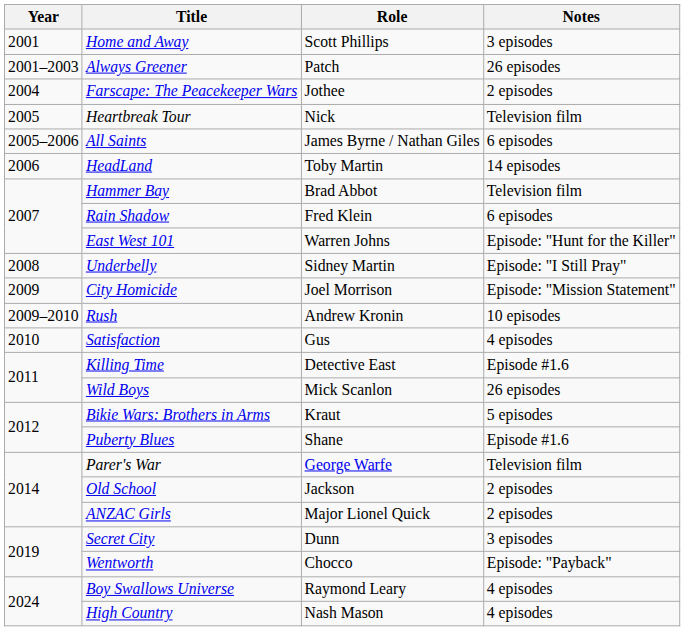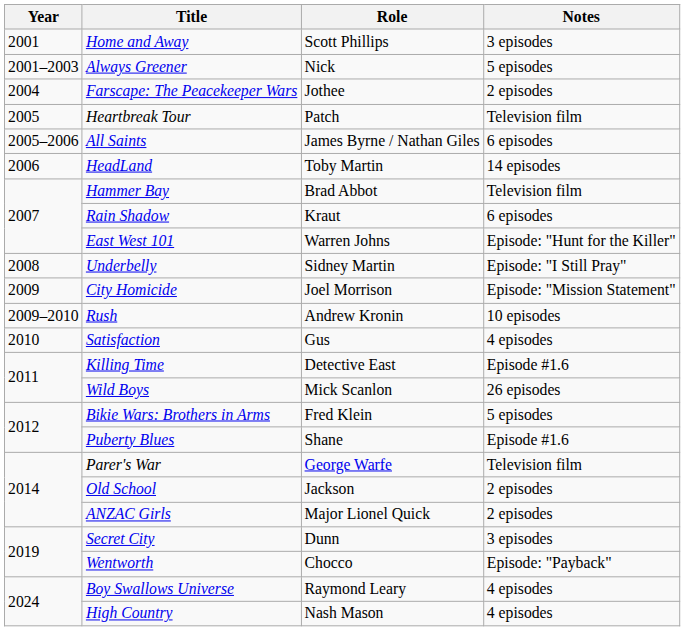(322, 66) Patch -> (320, 66) Nick
(524, 66) 26 episodes -> (520, 66) 5 episodes
(320, 116) Nick -> (322, 116) Patch
(338, 215) Fred Klein -> (322, 215) Kraut
(322, 414) Kraut -> (338, 414) Fred Klein
